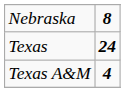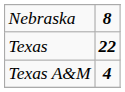(107, 45) 24 -> (107, 45) 22
